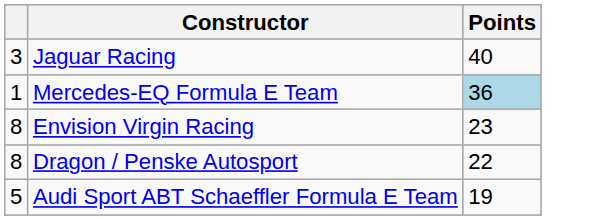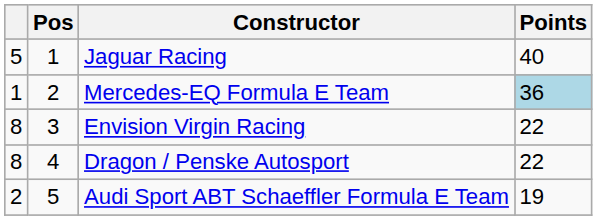+ column: (53, 22)
(16, 57) 3 -> (16, 57) 5
(481, 127) 23 -> (532, 127) 22
(16, 197) 5 -> (16, 197) 2
